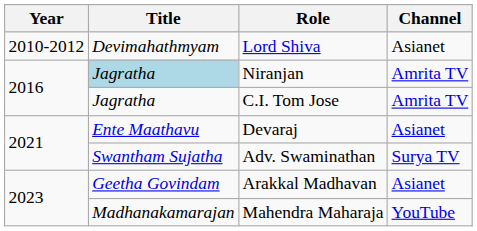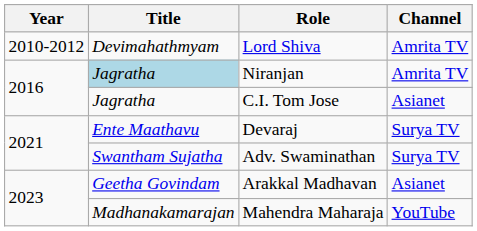(418, 45) Asianet -> (430, 45) Amrita TV
(430, 101) Amrita TV -> (418, 101) Asianet
(418, 128) Asianet -> (426, 128) Surya TV
